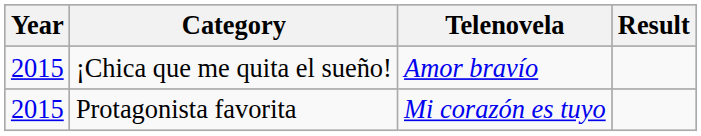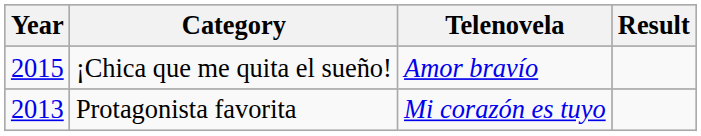(37, 109) 2015 -> (37, 109) 2013
